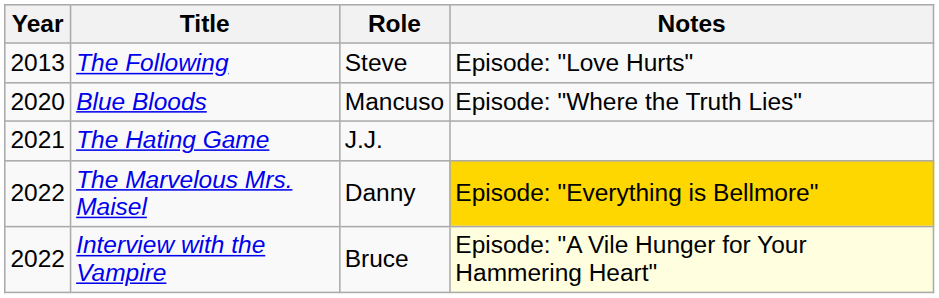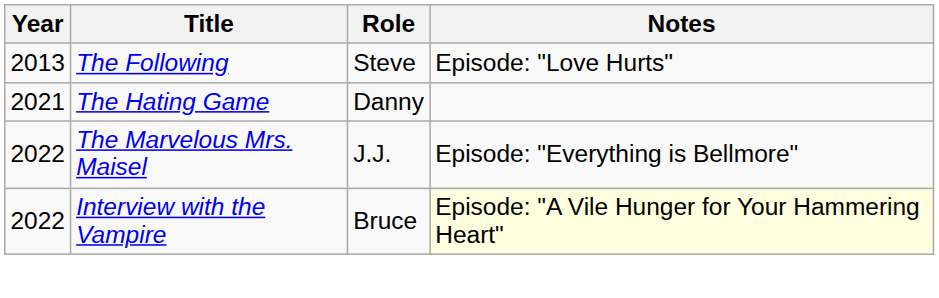- row: (141, 101)
(364, 140) J.J. -> (389, 101) Danny
(380, 192) Danny -> (372, 154) J.J.
(637, 192) gold background -> (617, 154) no background
